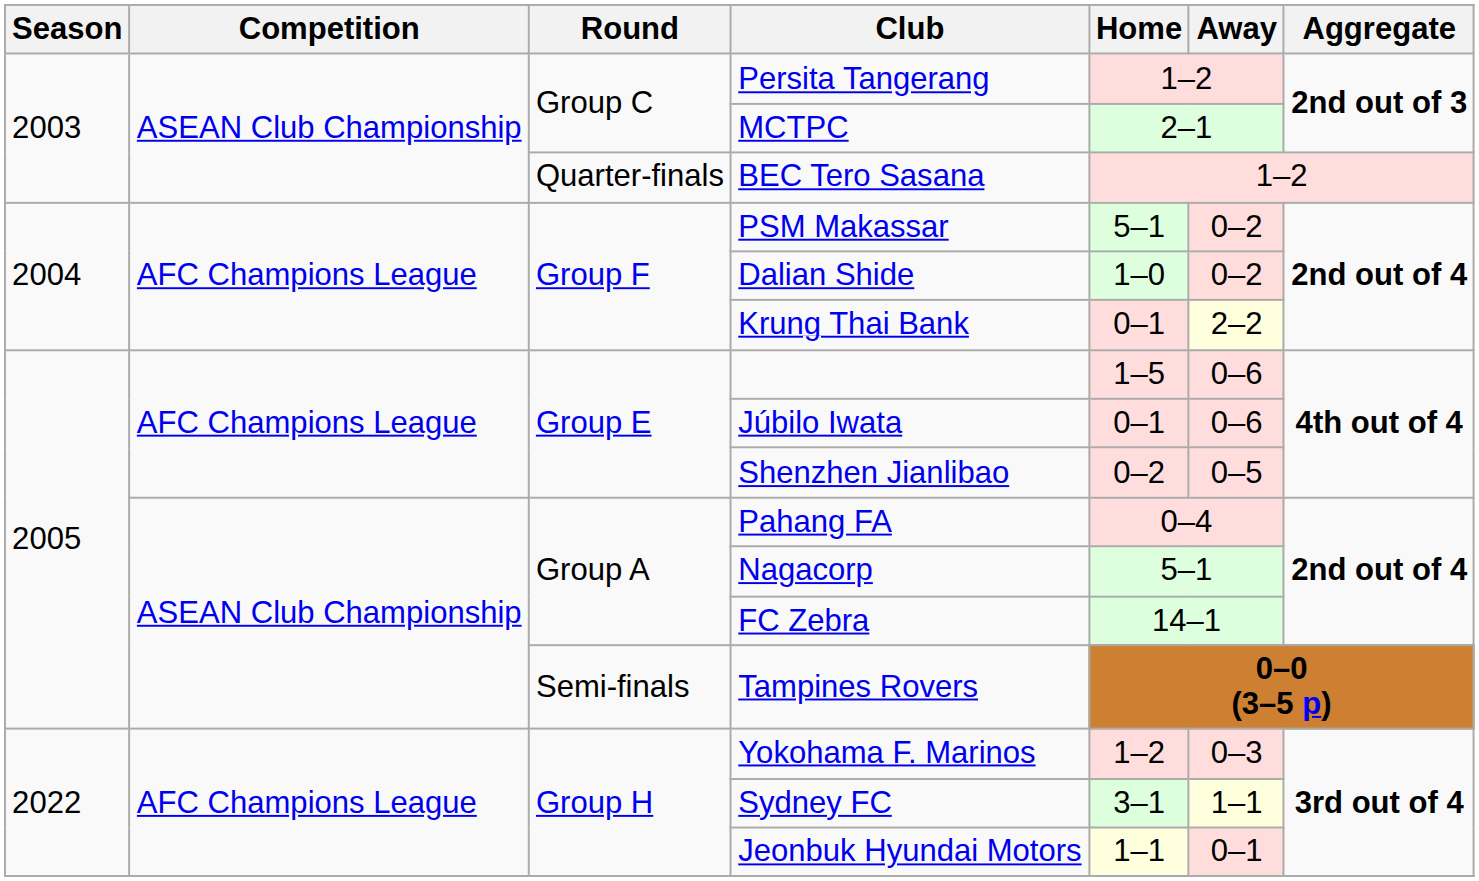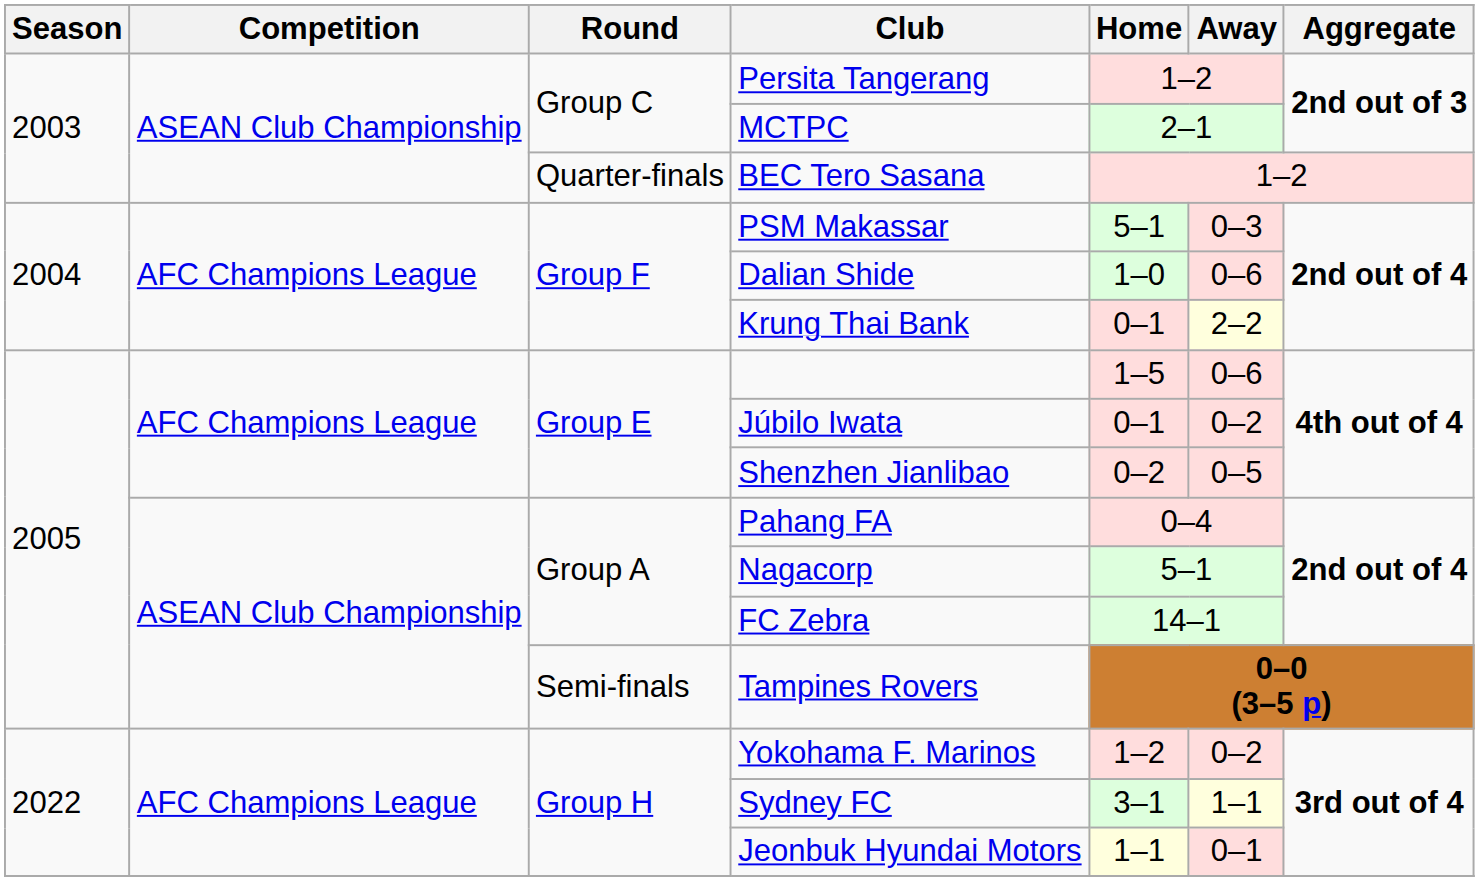(1237, 226) 0–2 -> (1237, 226) 0–3
(1237, 275) 0–2 -> (1237, 275) 0–6
(1237, 422) 0–6 -> (1237, 422) 0–2
(1237, 753) 0–3 -> (1237, 753) 0–2
